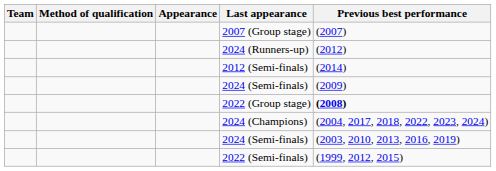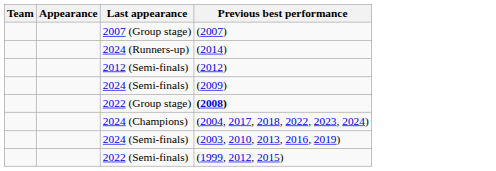- column: (96, 13)
(331, 49) (2012) -> (212, 49) (2014)
(331, 67) (2014) -> (212, 67) (2012)
